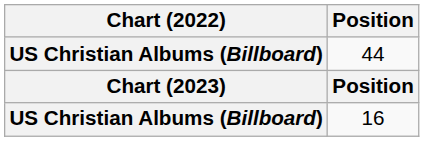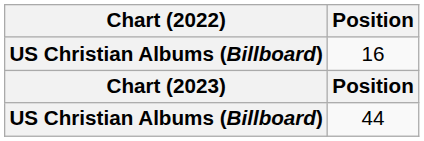rows swapped: (373, 53) <-> (373, 119)
